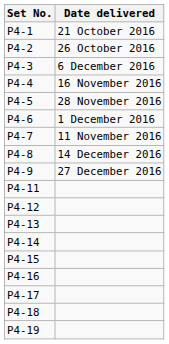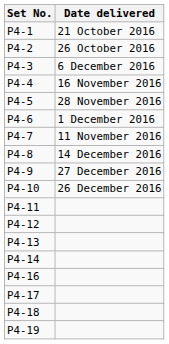+ row: (23, 189)
- row: (23, 259)
